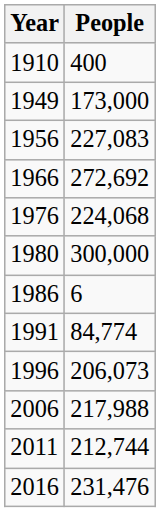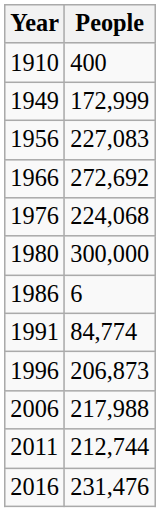(110, 100) 173,000 -> (110, 100) 172,999
(110, 370) 206,073 -> (110, 370) 206,873
